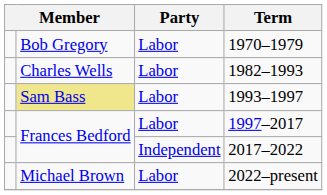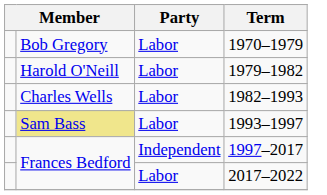+ row: (266, 70)
(158, 123) Labor -> (179, 149) Independent
(179, 149) Independent -> (158, 176) Labor
- row: (273, 176)
